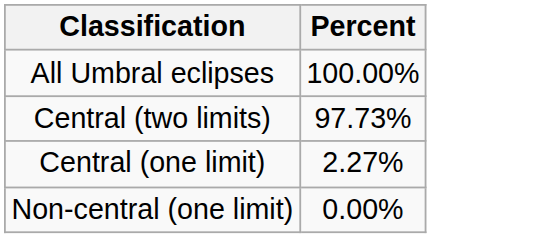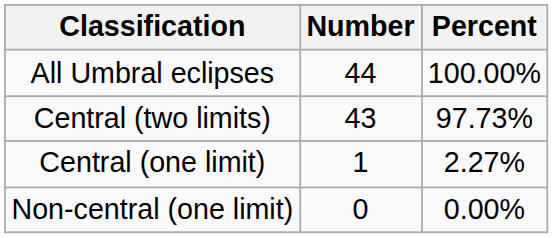+ column: (361, 27)
